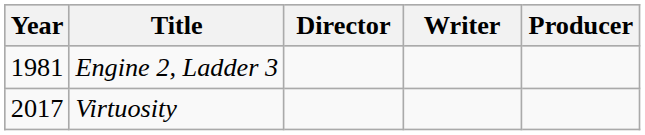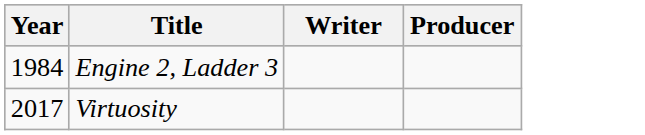- column: (343, 25)
(37, 66) 1981 -> (37, 66) 1984
